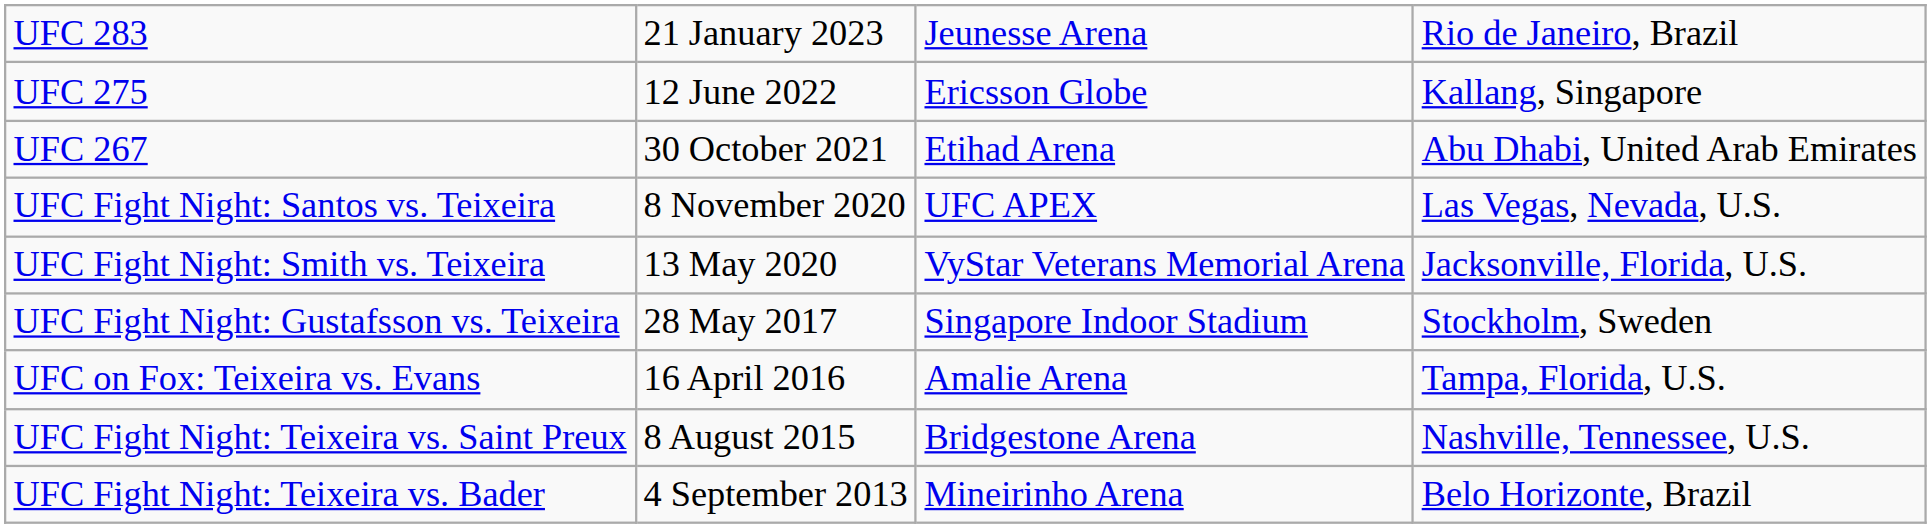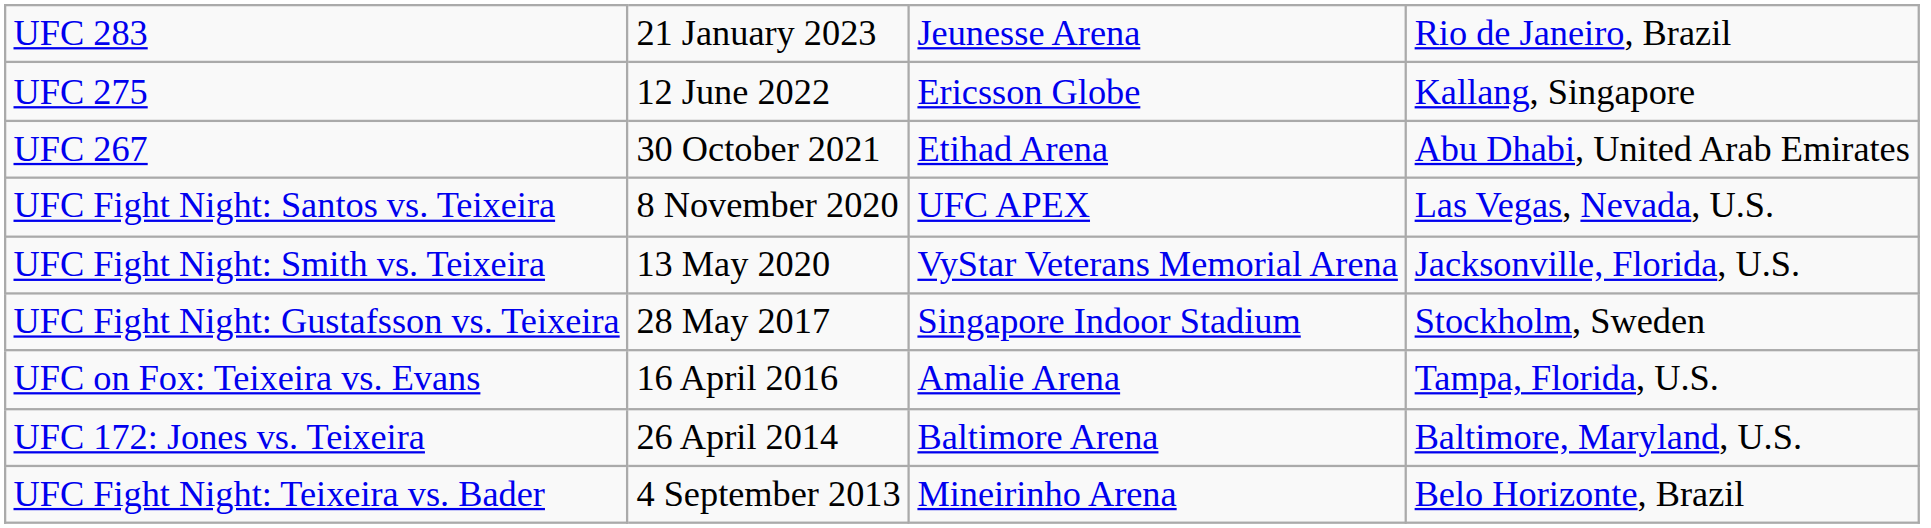- row: (320, 436)
+ row: (219, 436)
